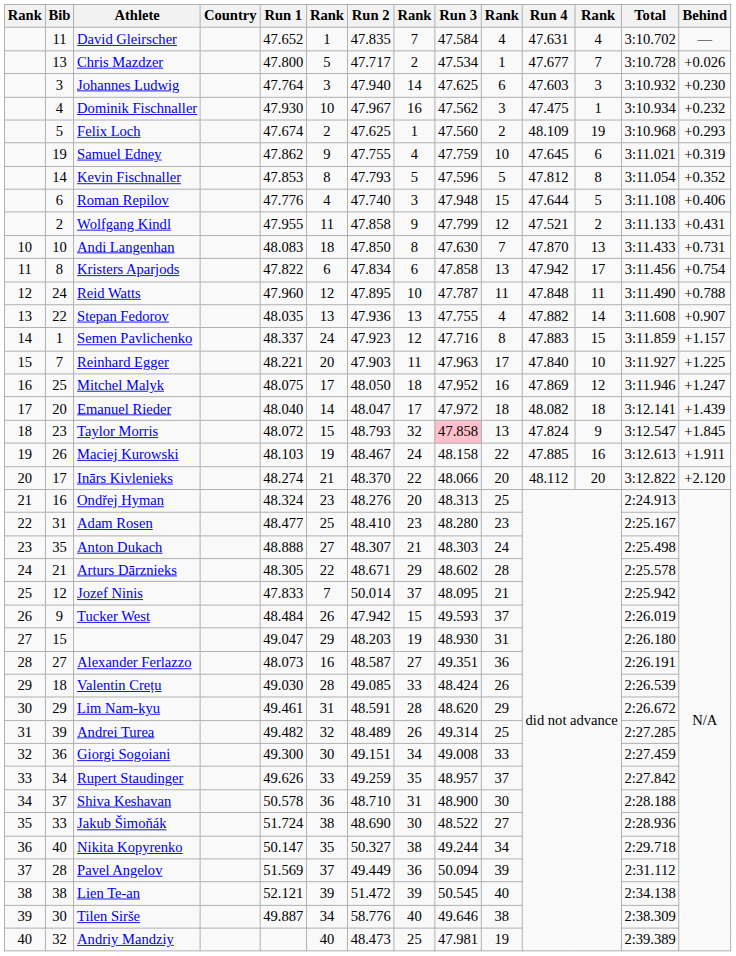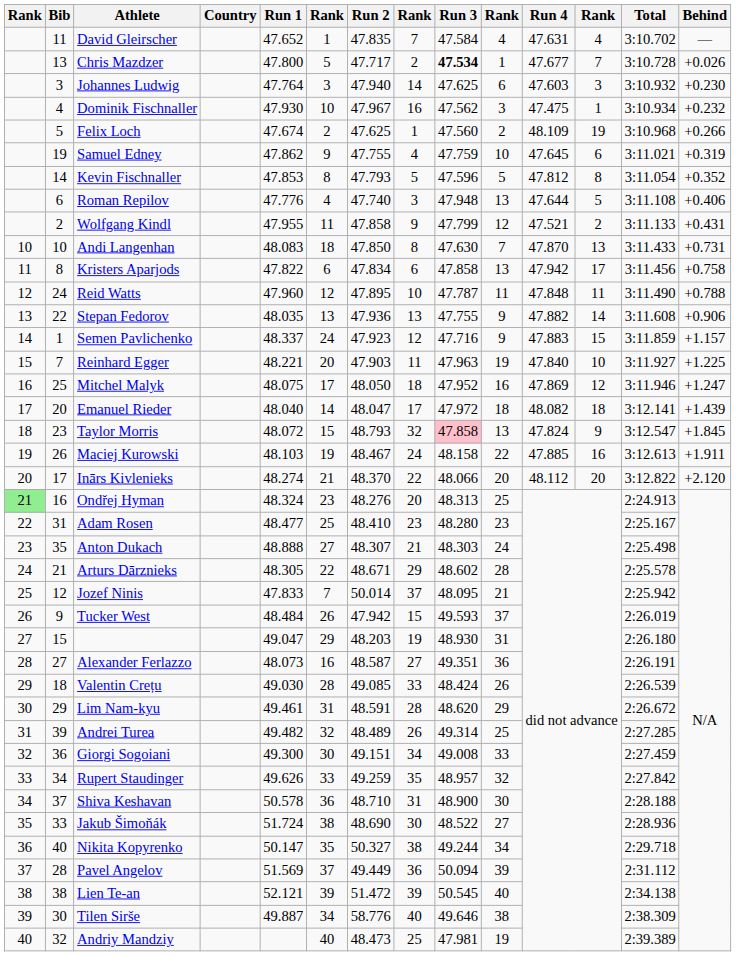(458, 62) normal -> (458, 62) bold
(705, 131) +0.293 -> (705, 131) +0.266
(502, 200) 15 -> (502, 200) 13
(705, 270) +0.754 -> (705, 270) +0.758
(502, 316) 4 -> (502, 316) 9
(705, 316) +0.907 -> (705, 316) +0.906
(502, 339) 8 -> (502, 339) 9
(502, 362) 17 -> (502, 362) 19
(25, 500) no background -> (25, 500) lightgreen background
(502, 778) 37 -> (502, 778) 32
